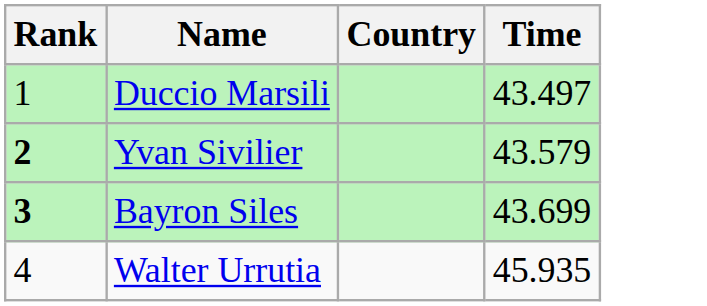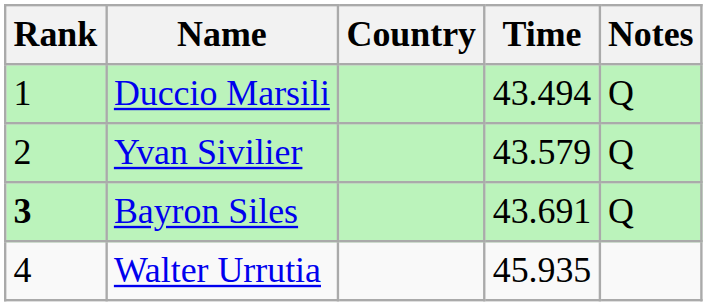+ column: (651, 34)
(542, 93) 43.497 -> (542, 93) 43.494
(22, 152) bold -> (22, 152) normal
(542, 211) 43.699 -> (542, 211) 43.691
